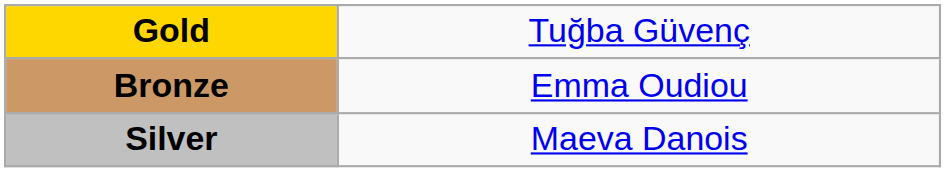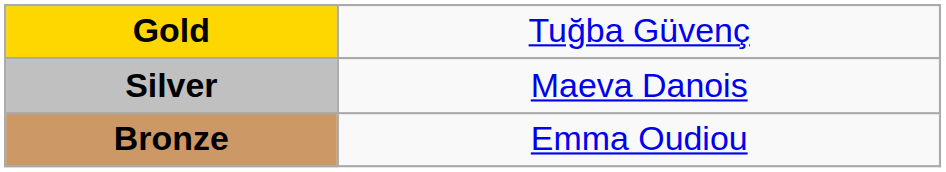rows swapped: (171, 138) <-> (171, 85)
